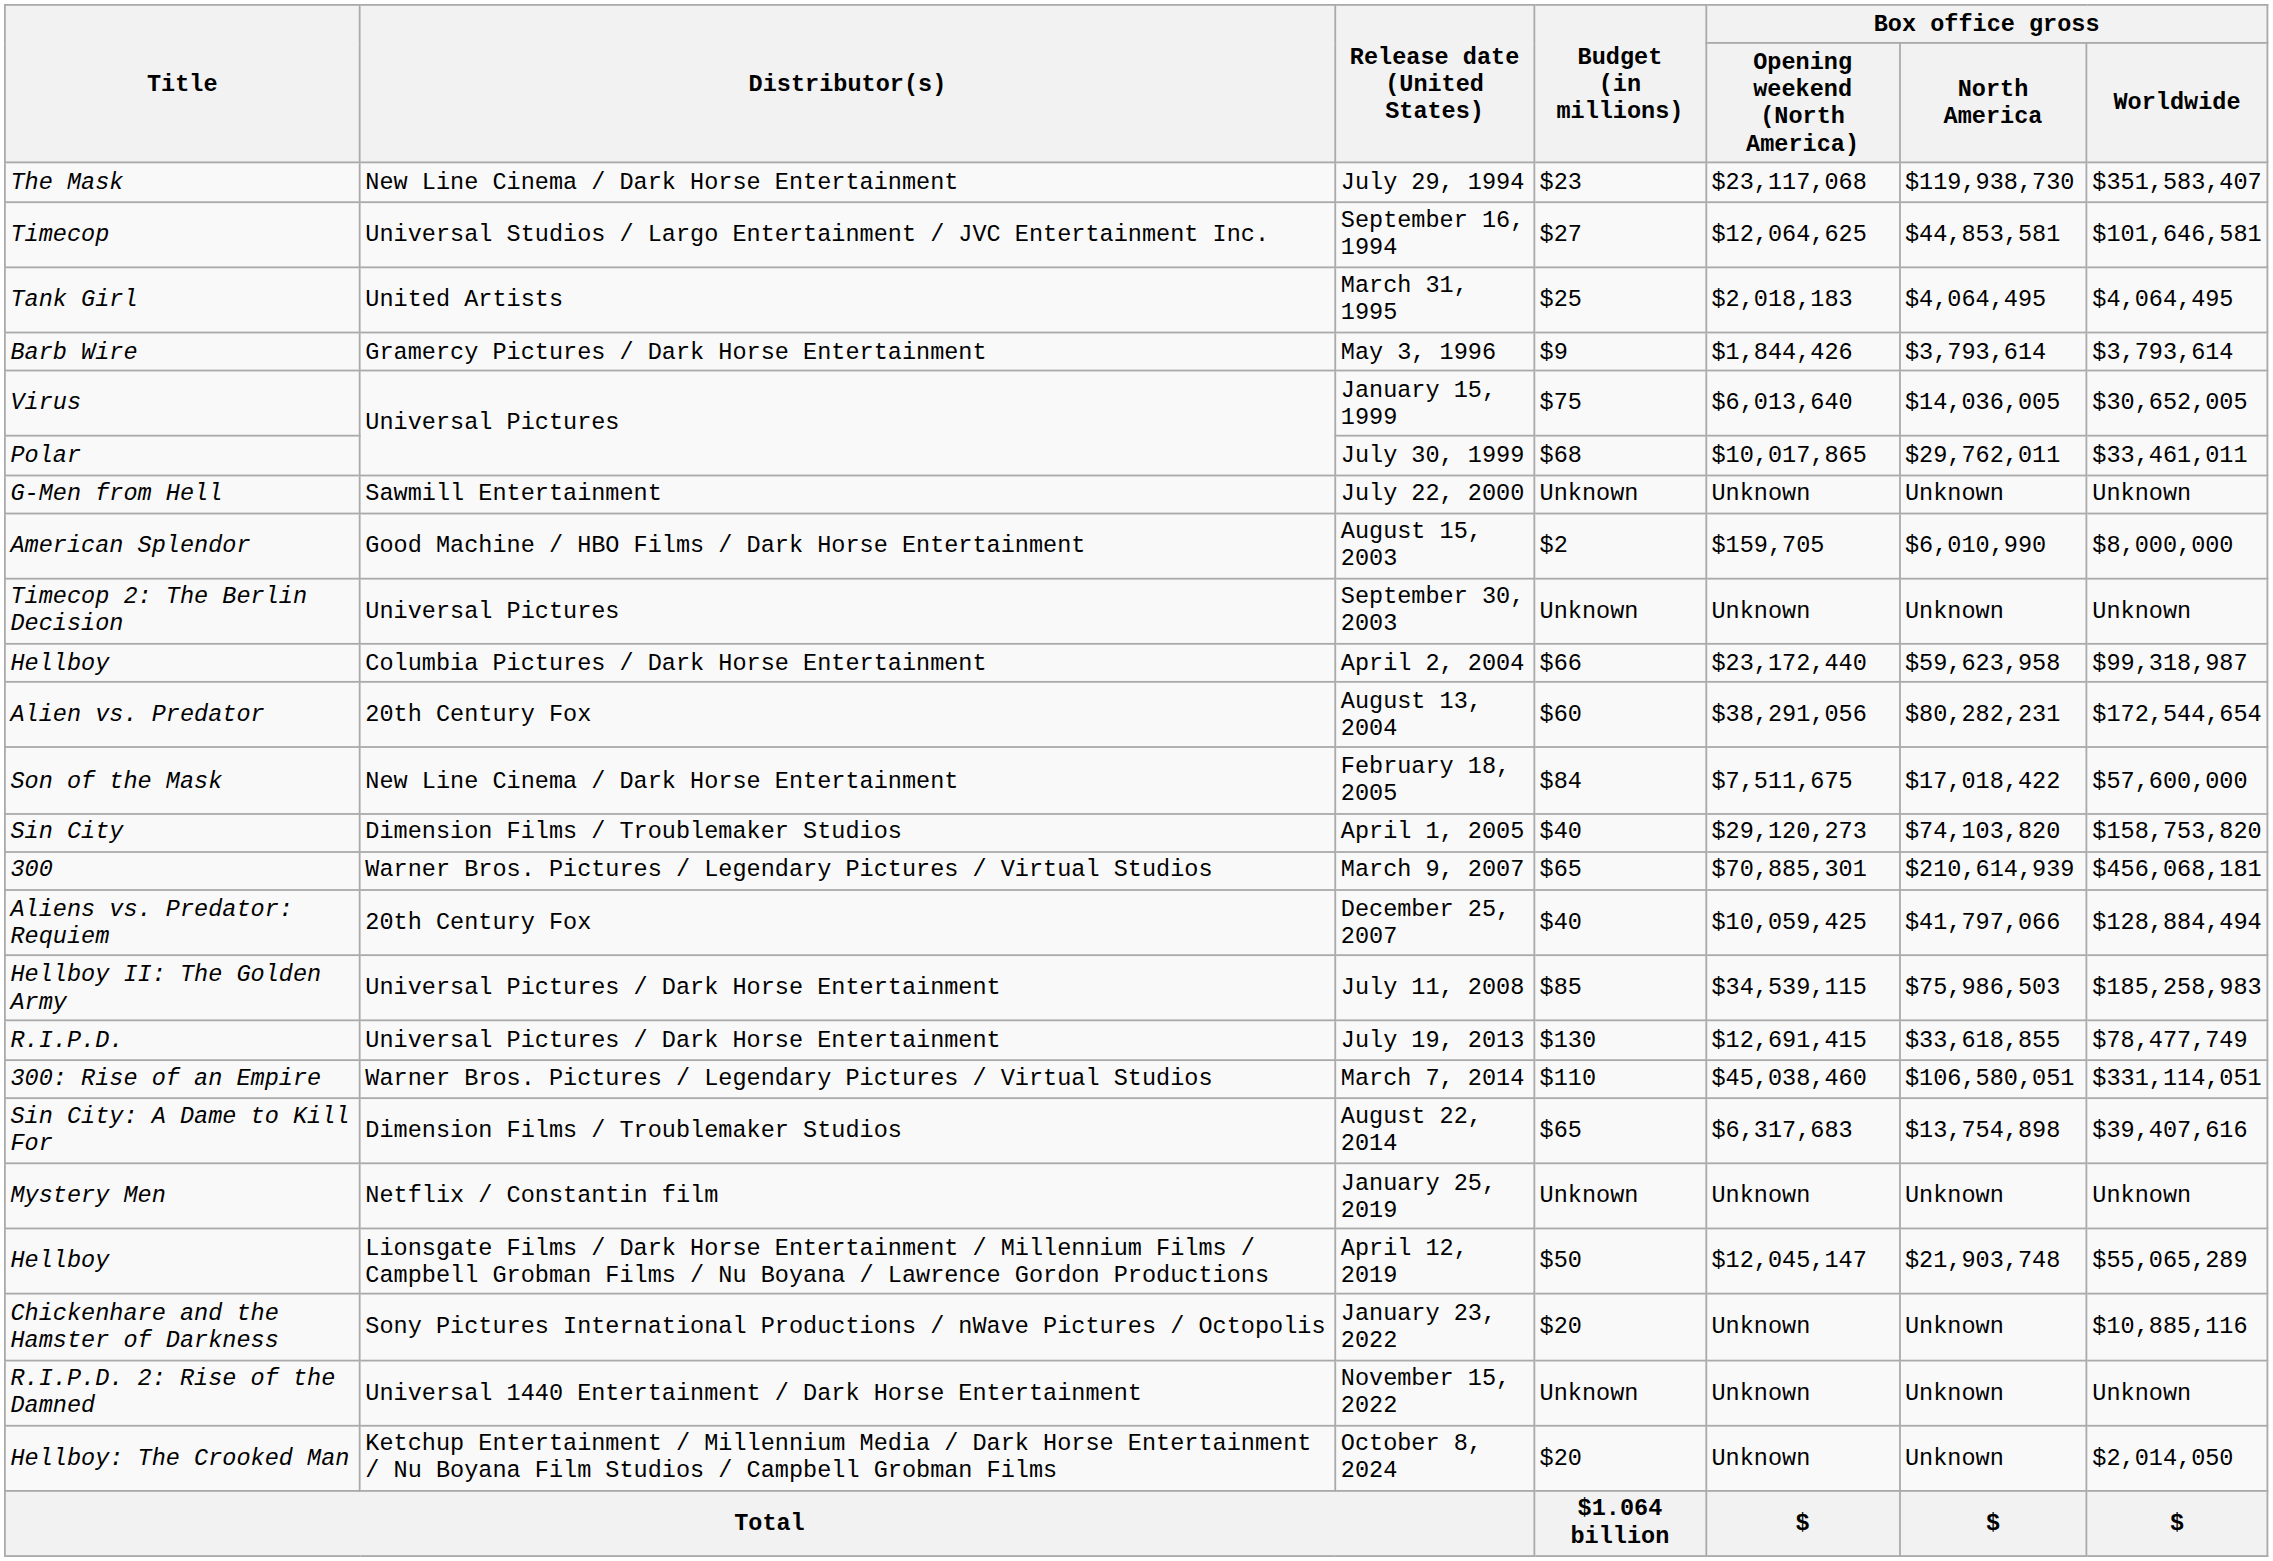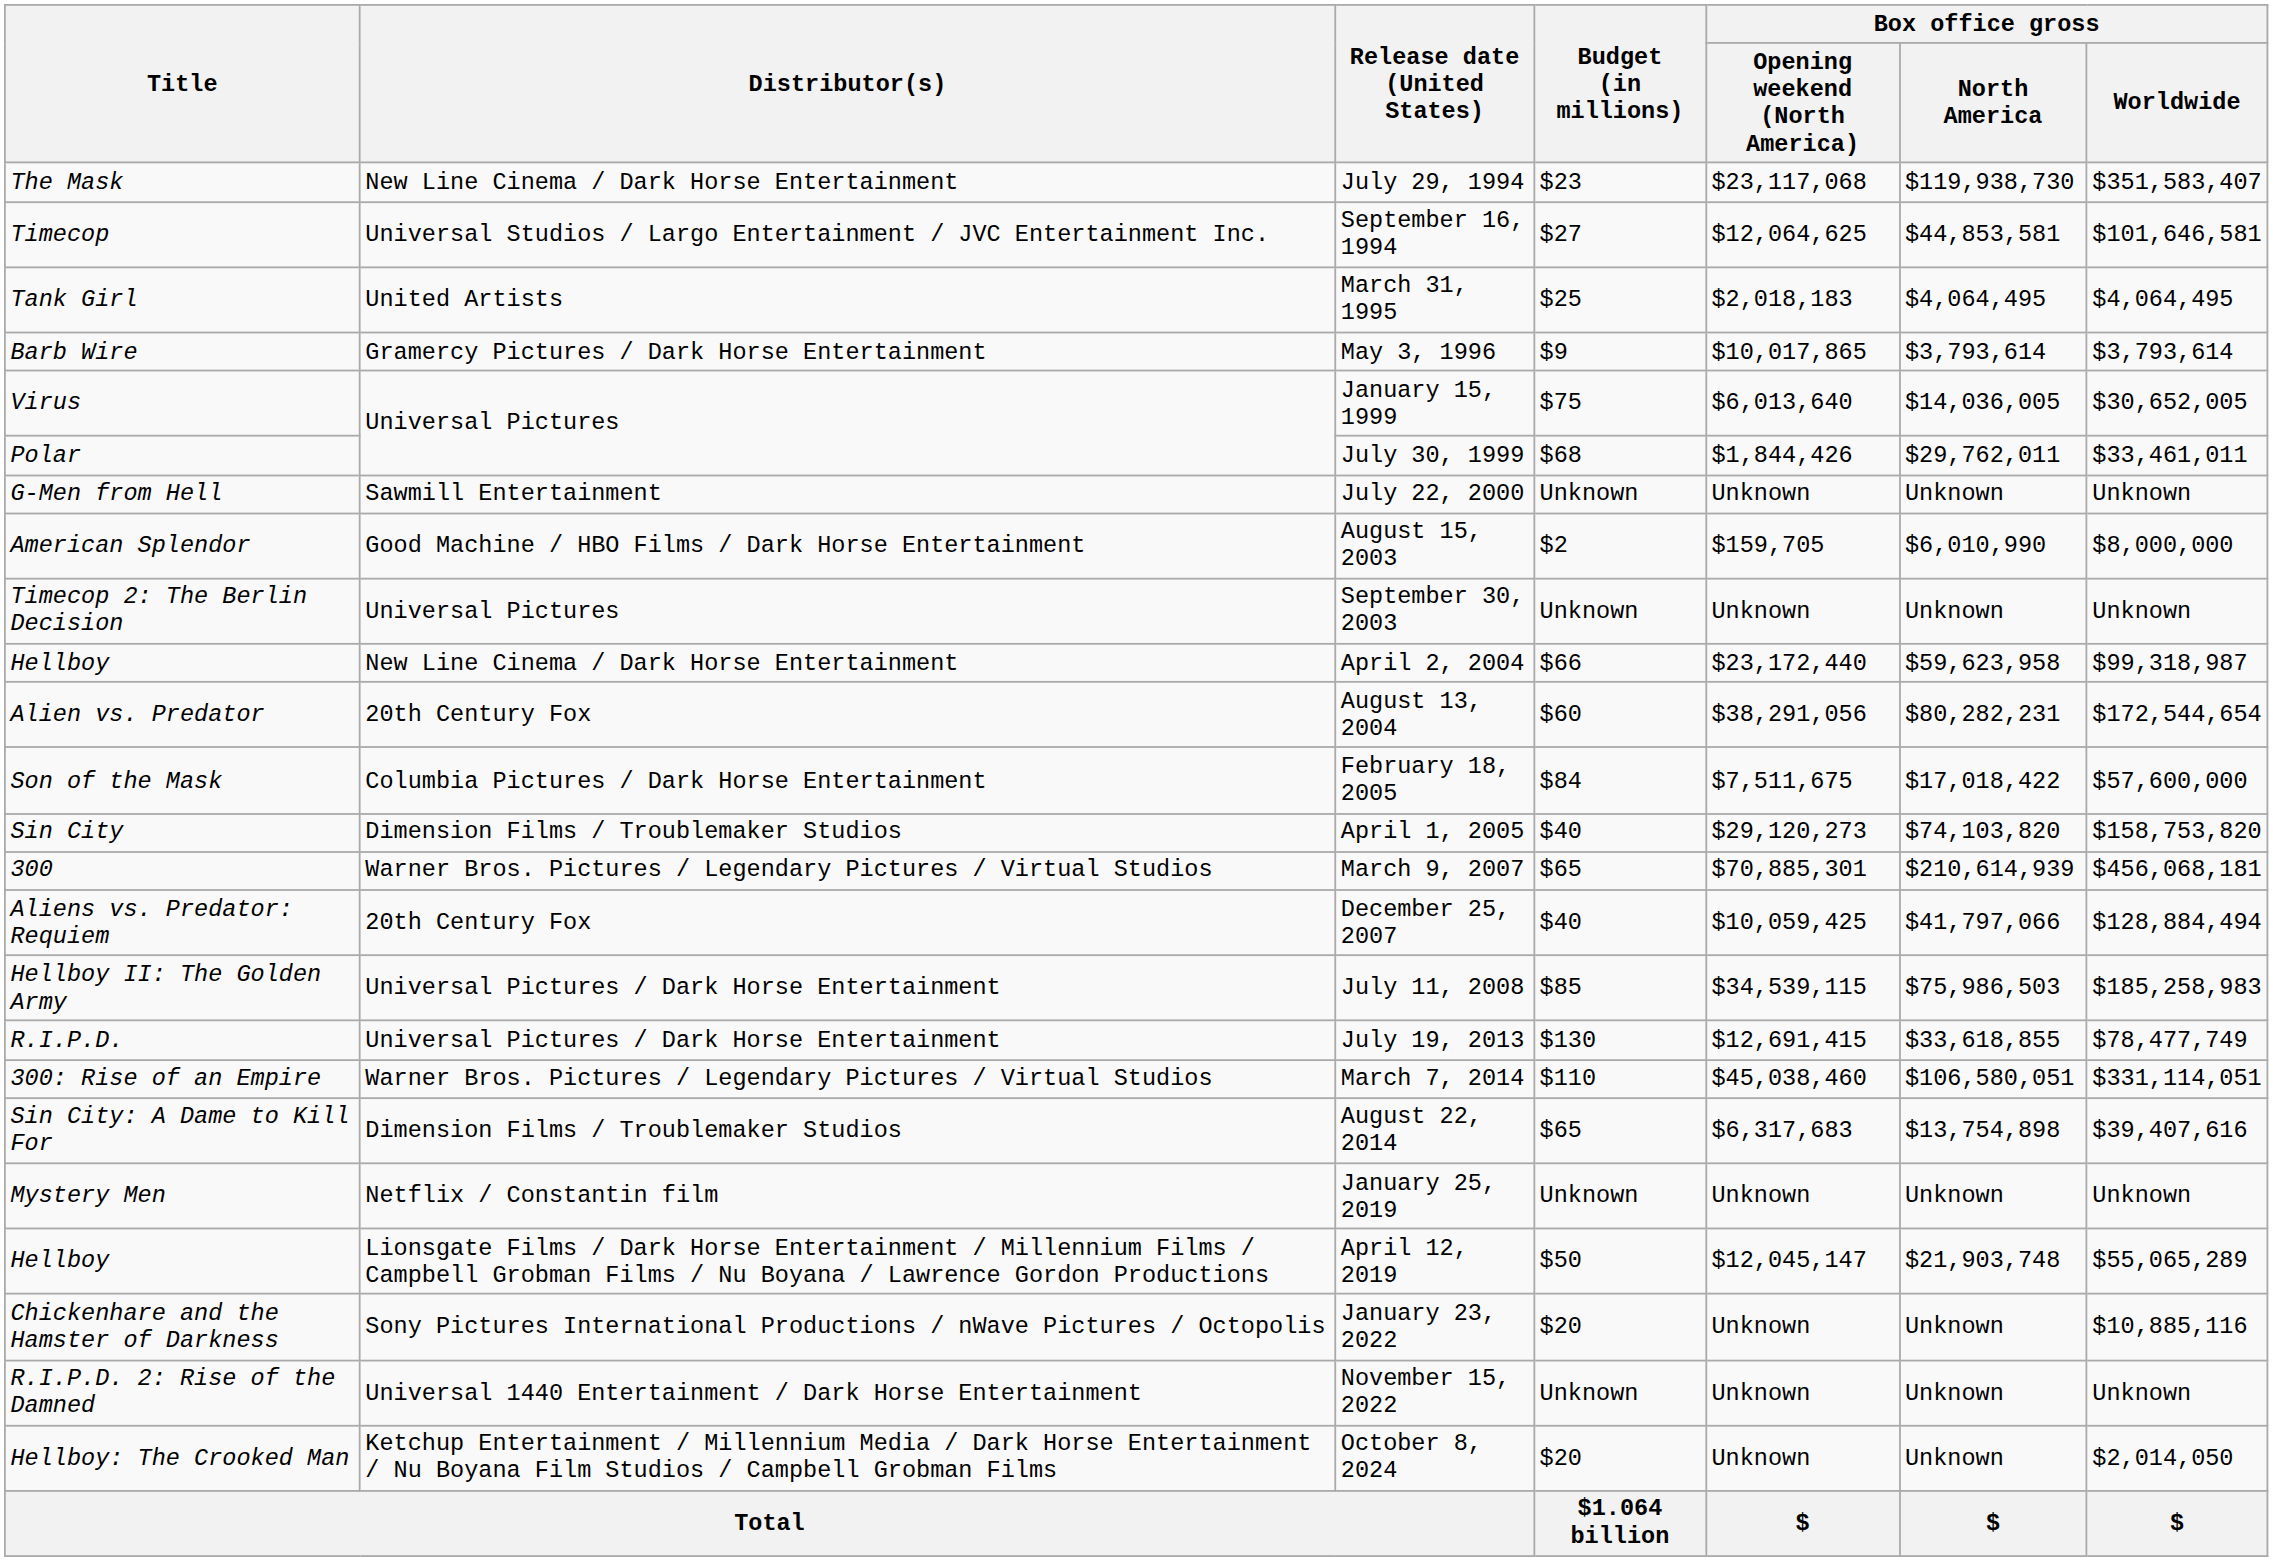(1782, 352) $1,844,426 -> (1789, 352) $10,017,865
(1789, 455) $10,017,865 -> (1782, 455) $1,844,426
(676, 663) Columbia Pictures / Dark Horse Entertainment -> (662, 663) New Line Cinema / Dark Horse Entertainment
(662, 781) New Line Cinema / Dark Horse Entertainment -> (676, 781) Columbia Pictures / Dark Horse Entertainment
